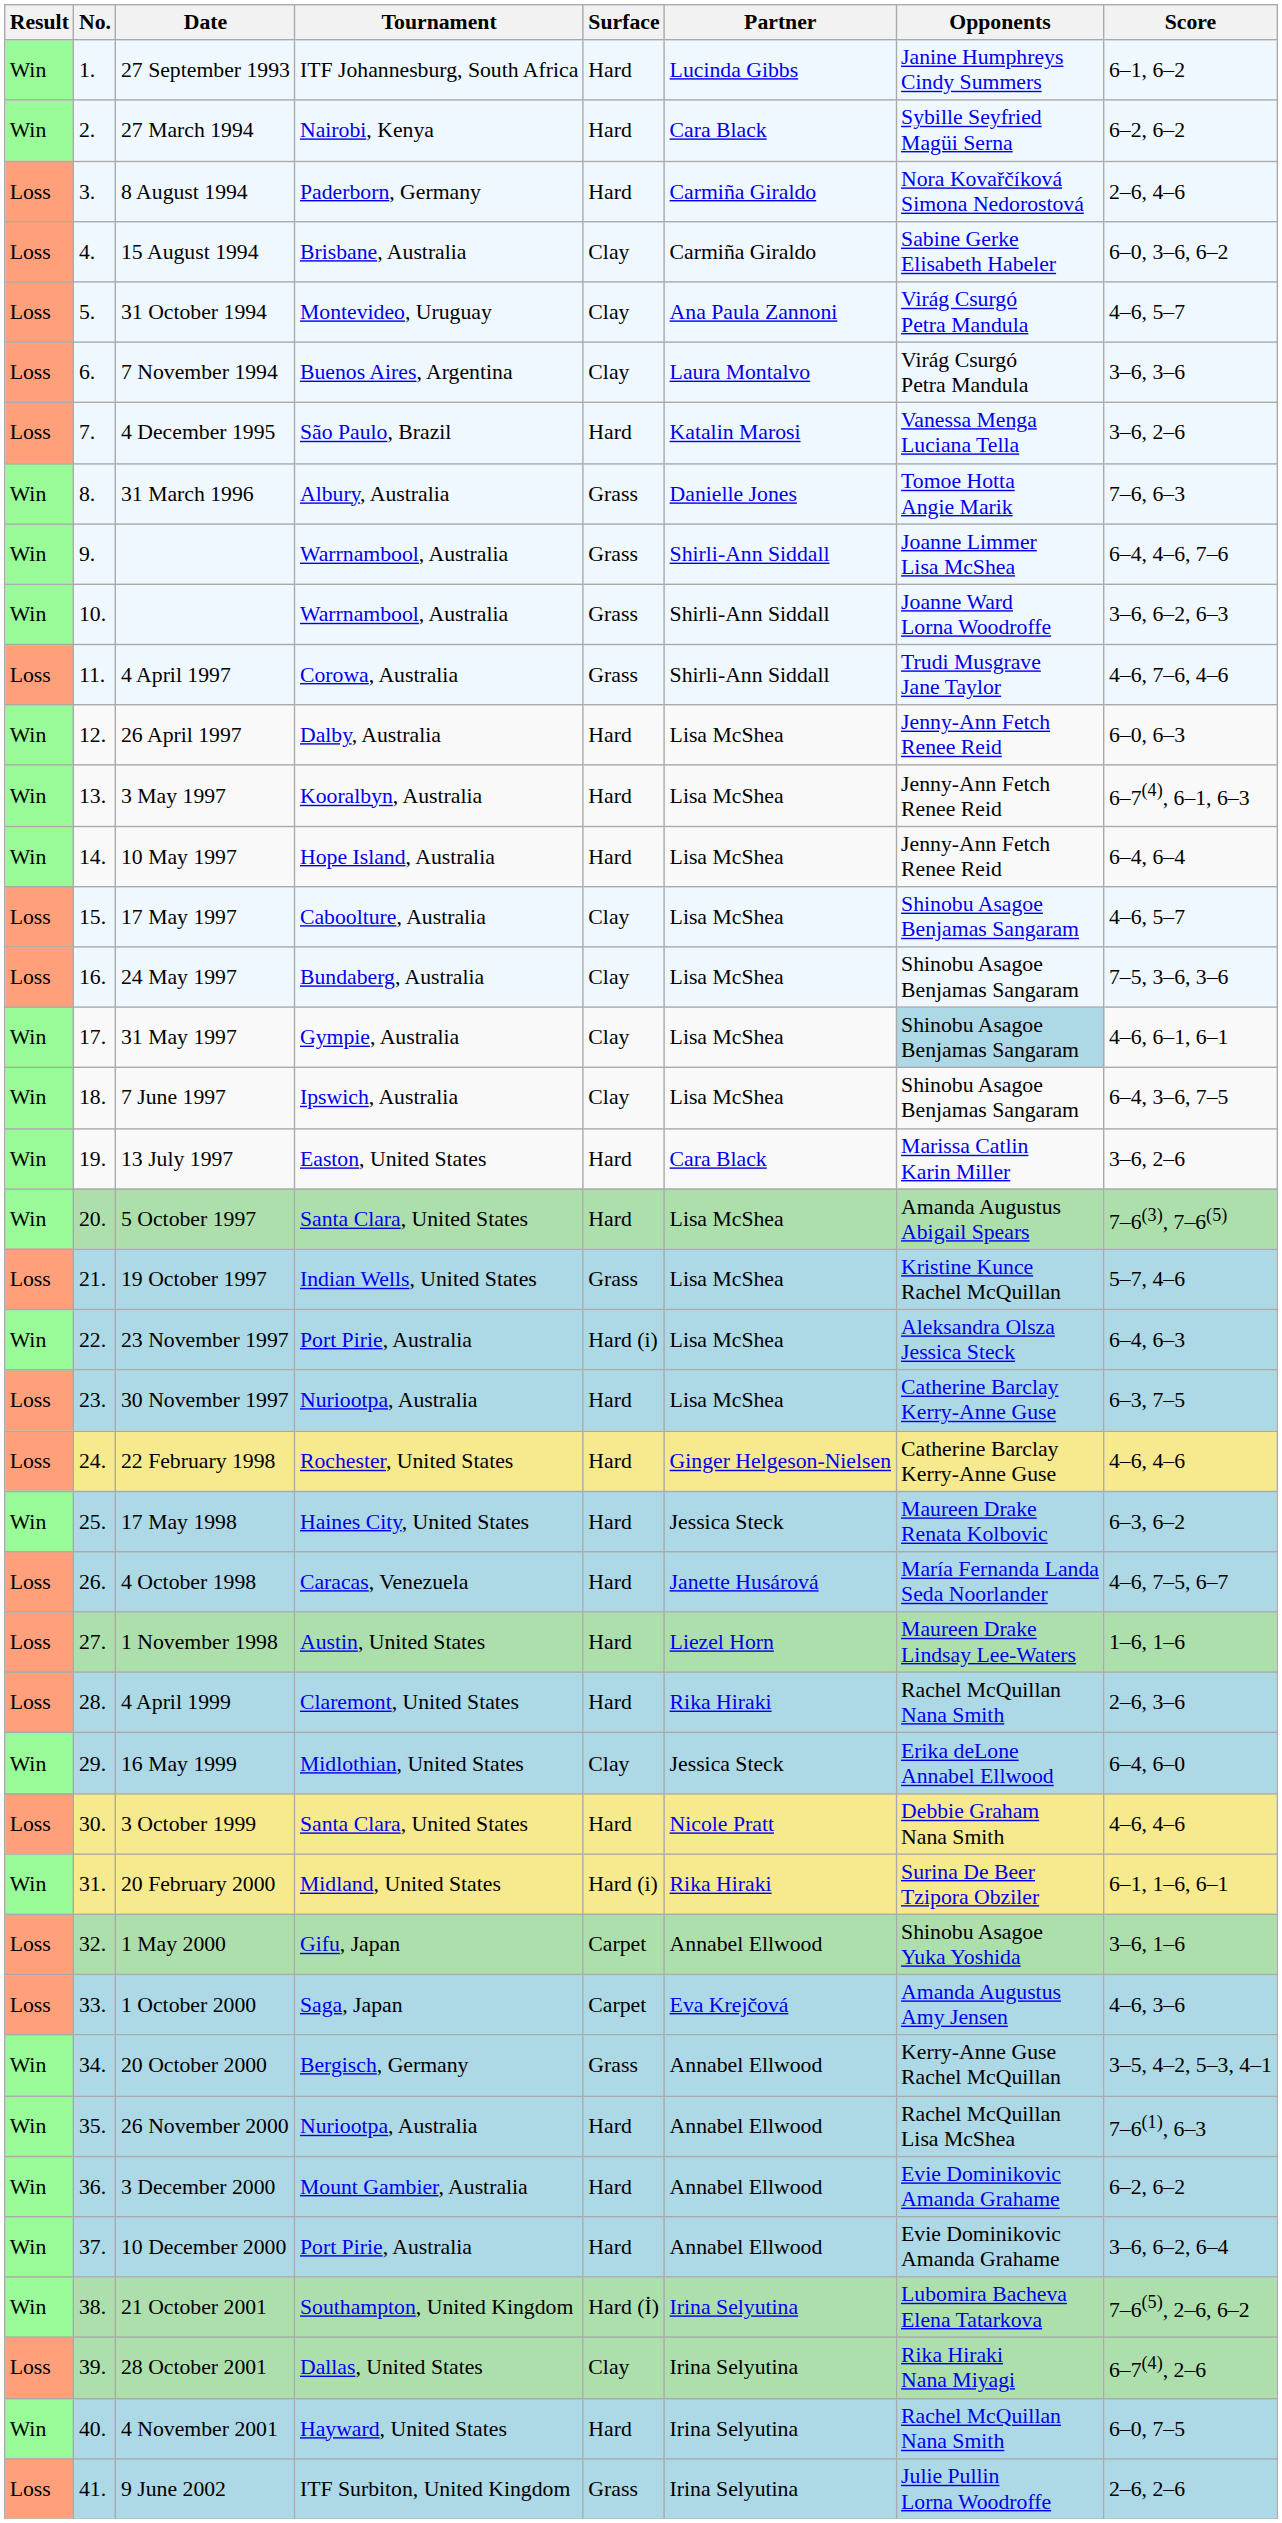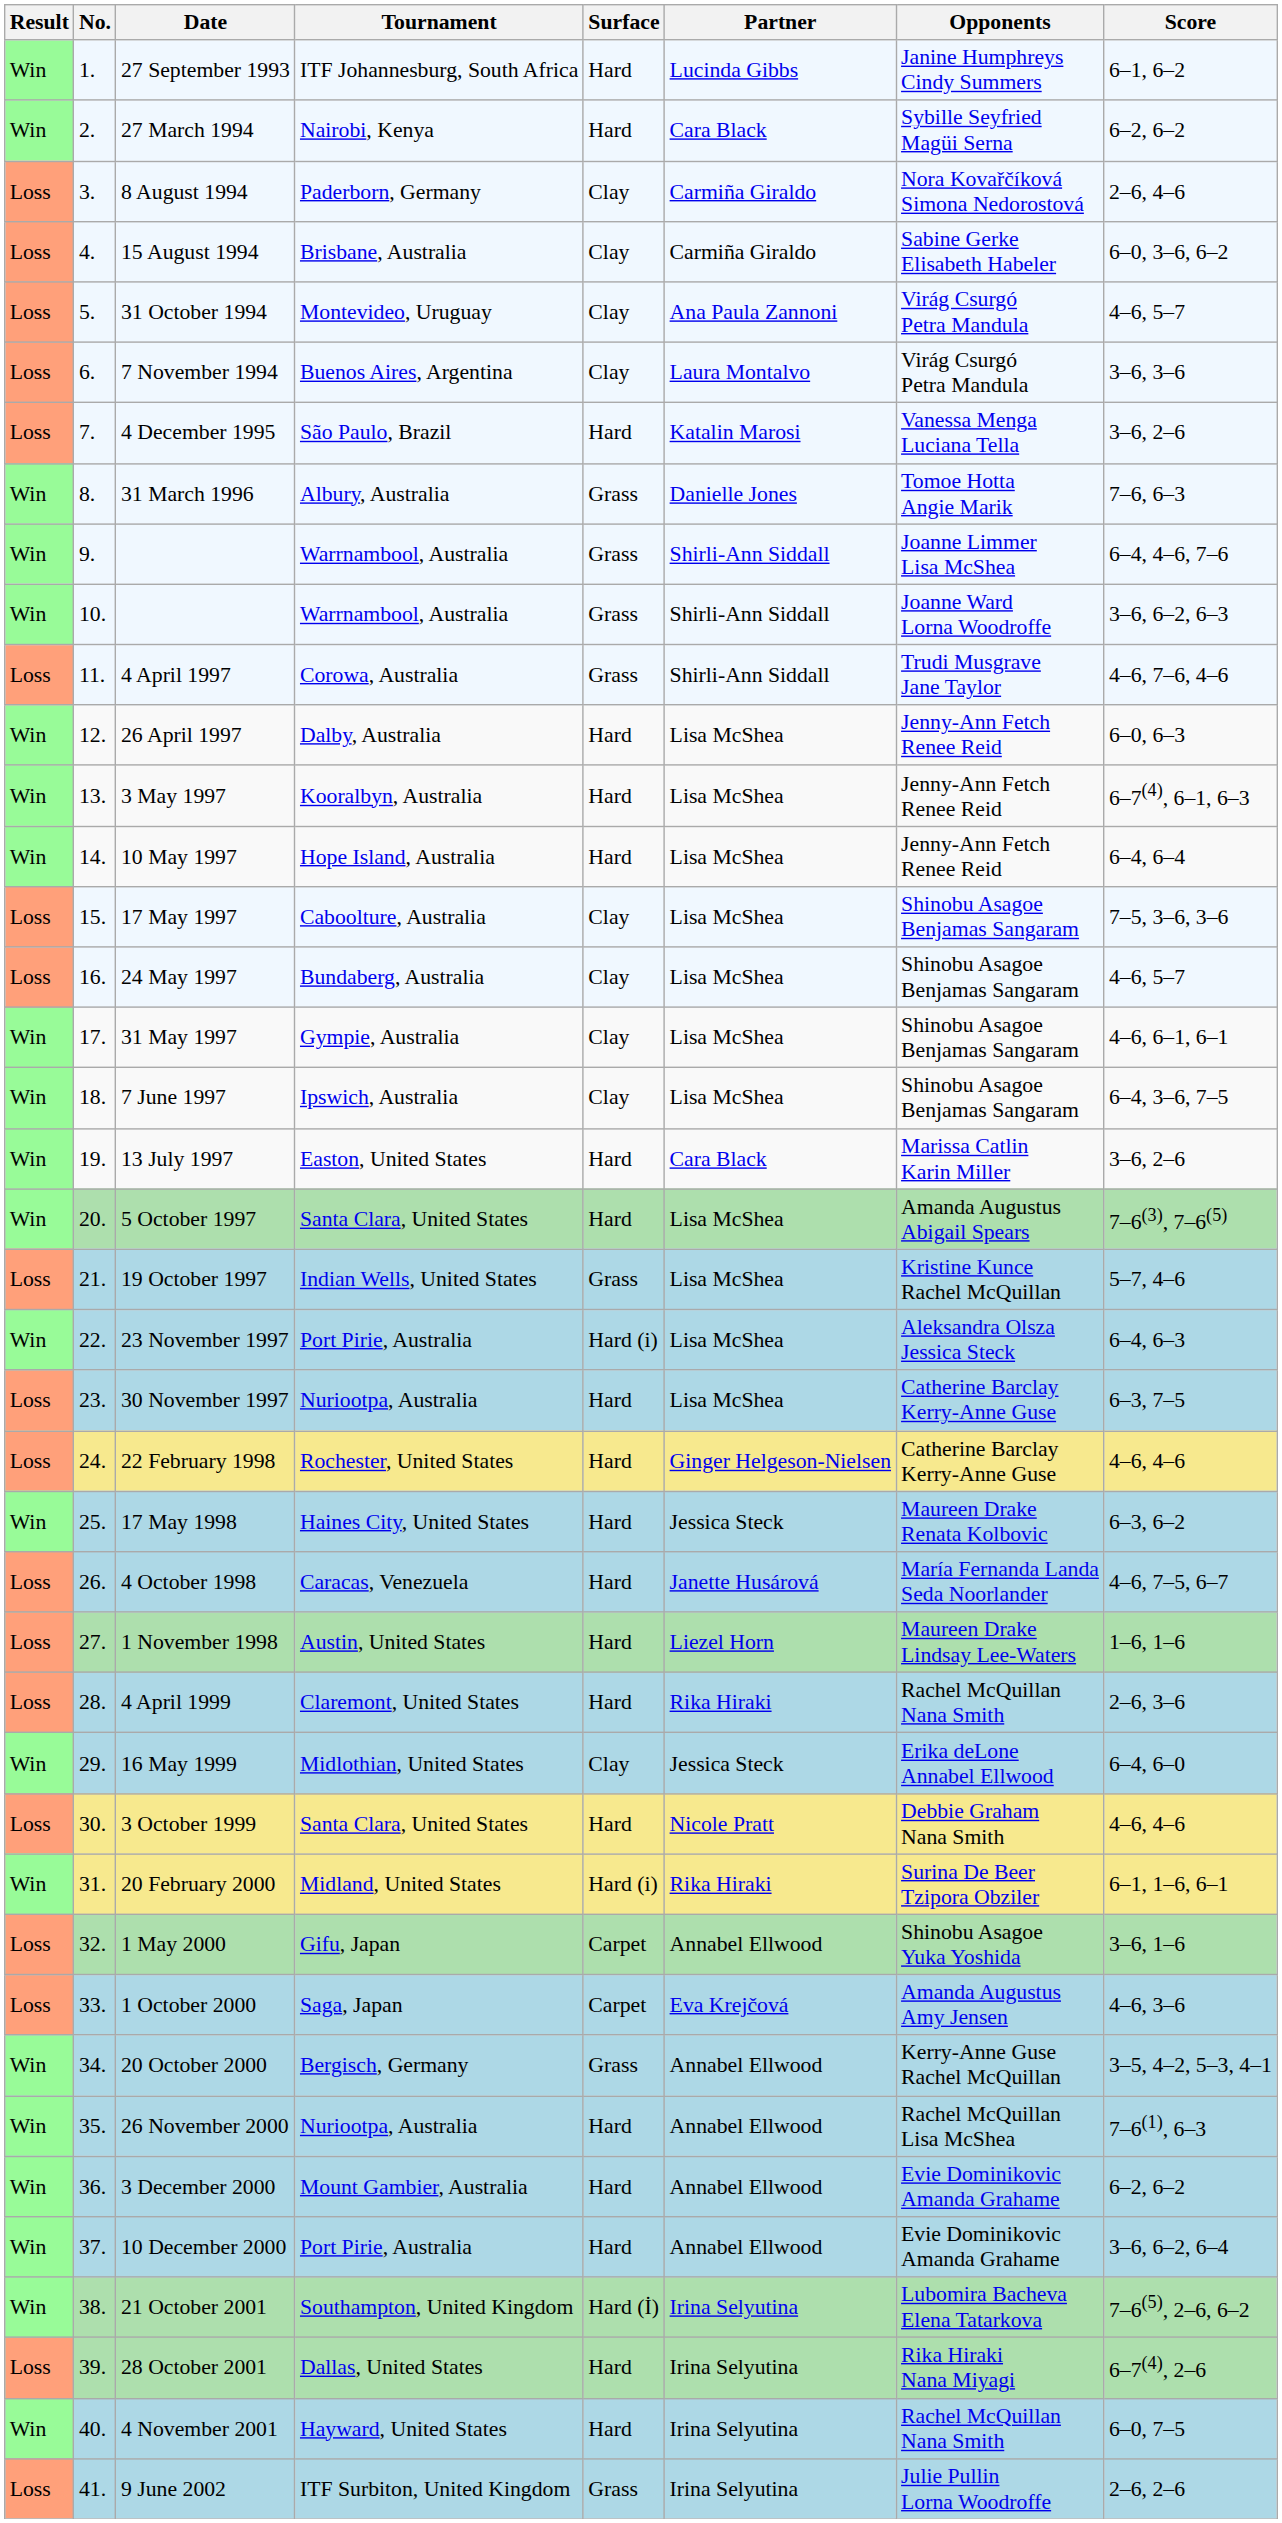(610, 190) Hard -> (609, 190) Clay
(1147, 915) 4–6, 5–7 -> (1169, 915) 7–5, 3–6, 3–6
(1169, 976) 7–5, 3–6, 3–6 -> (1147, 976) 4–6, 5–7
(990, 1036) lightblue background -> (990, 1036) no background
(609, 2367) Clay -> (610, 2367) Hard
